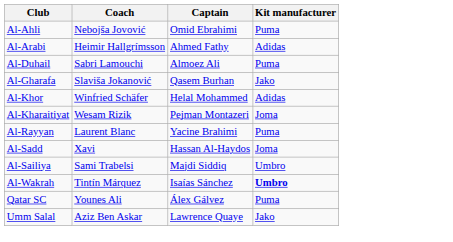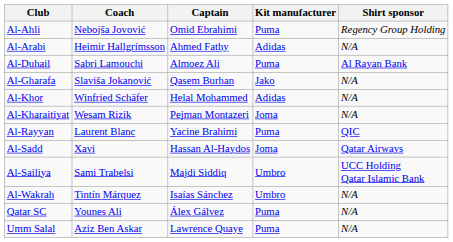+ column: (393, 13)
(271, 183) bold -> (270, 195) normal
(265, 217) Jako -> (267, 229) Puma
